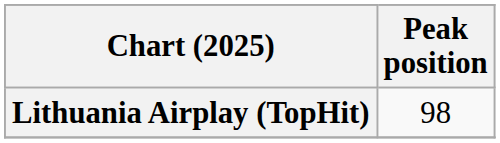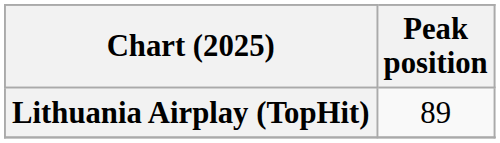(436, 112) 98 -> (436, 112) 89
